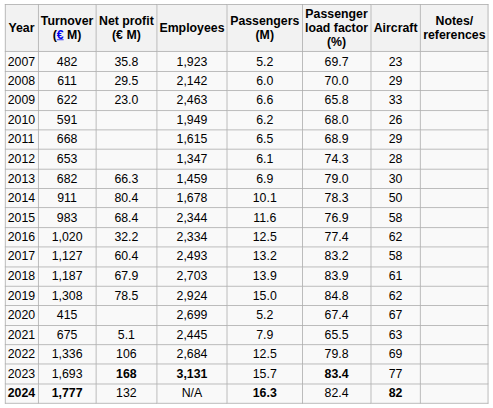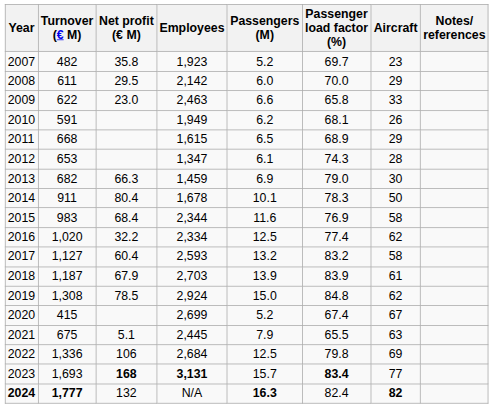(337, 120) 68.0 -> (337, 120) 68.1
(192, 256) 2,493 -> (192, 256) 2,593
